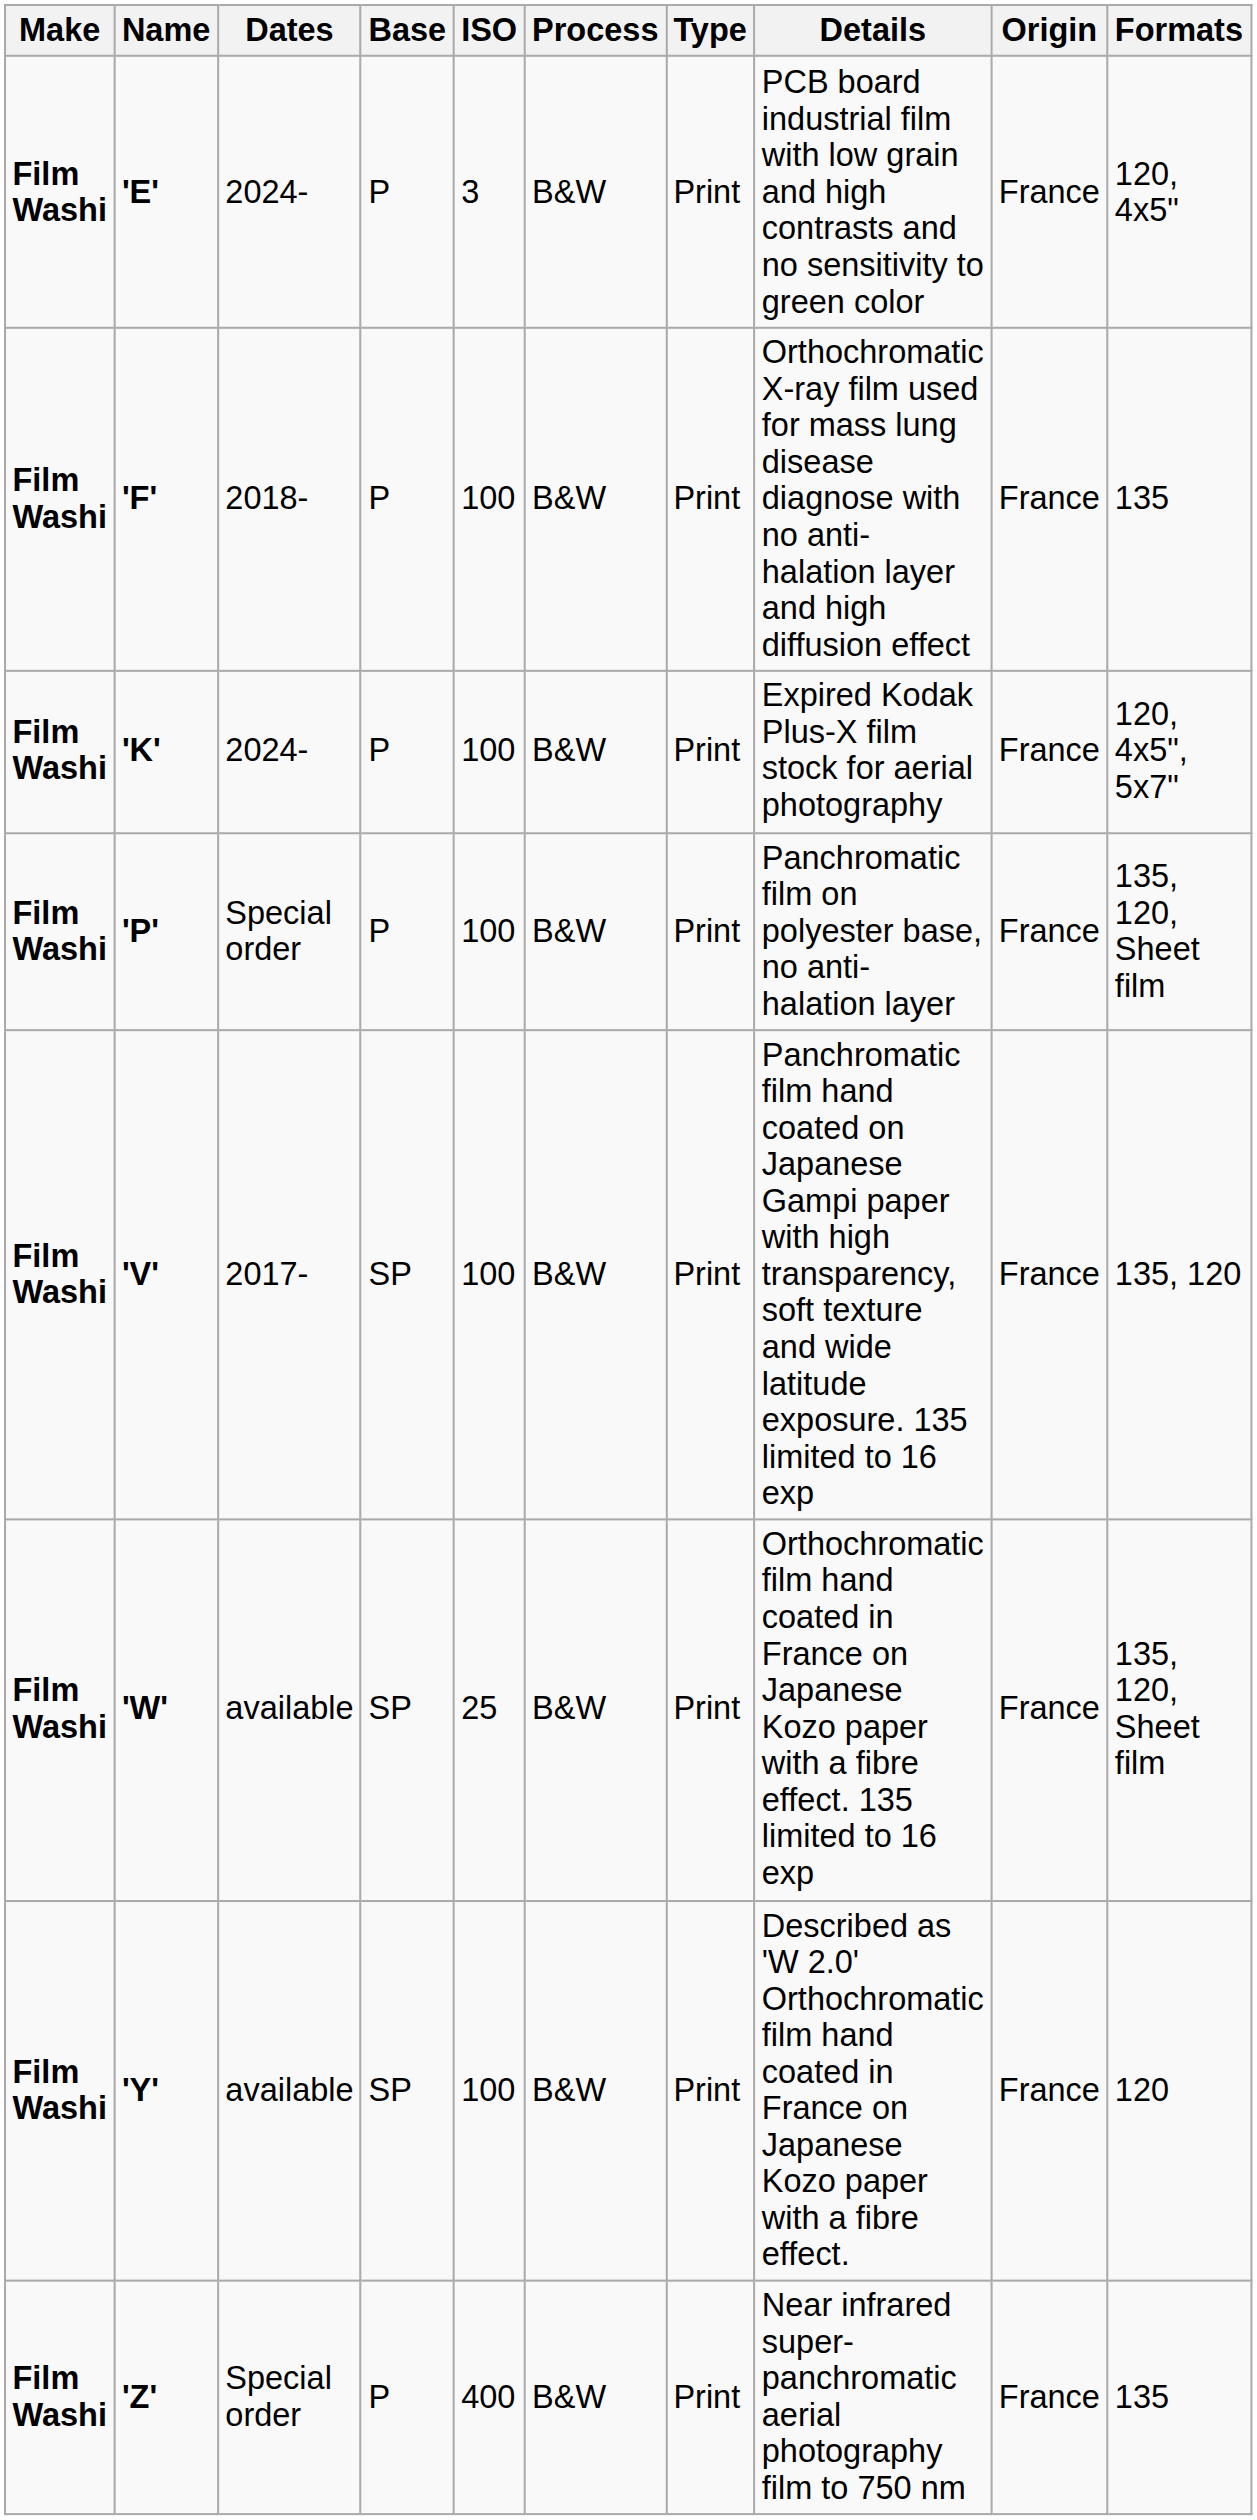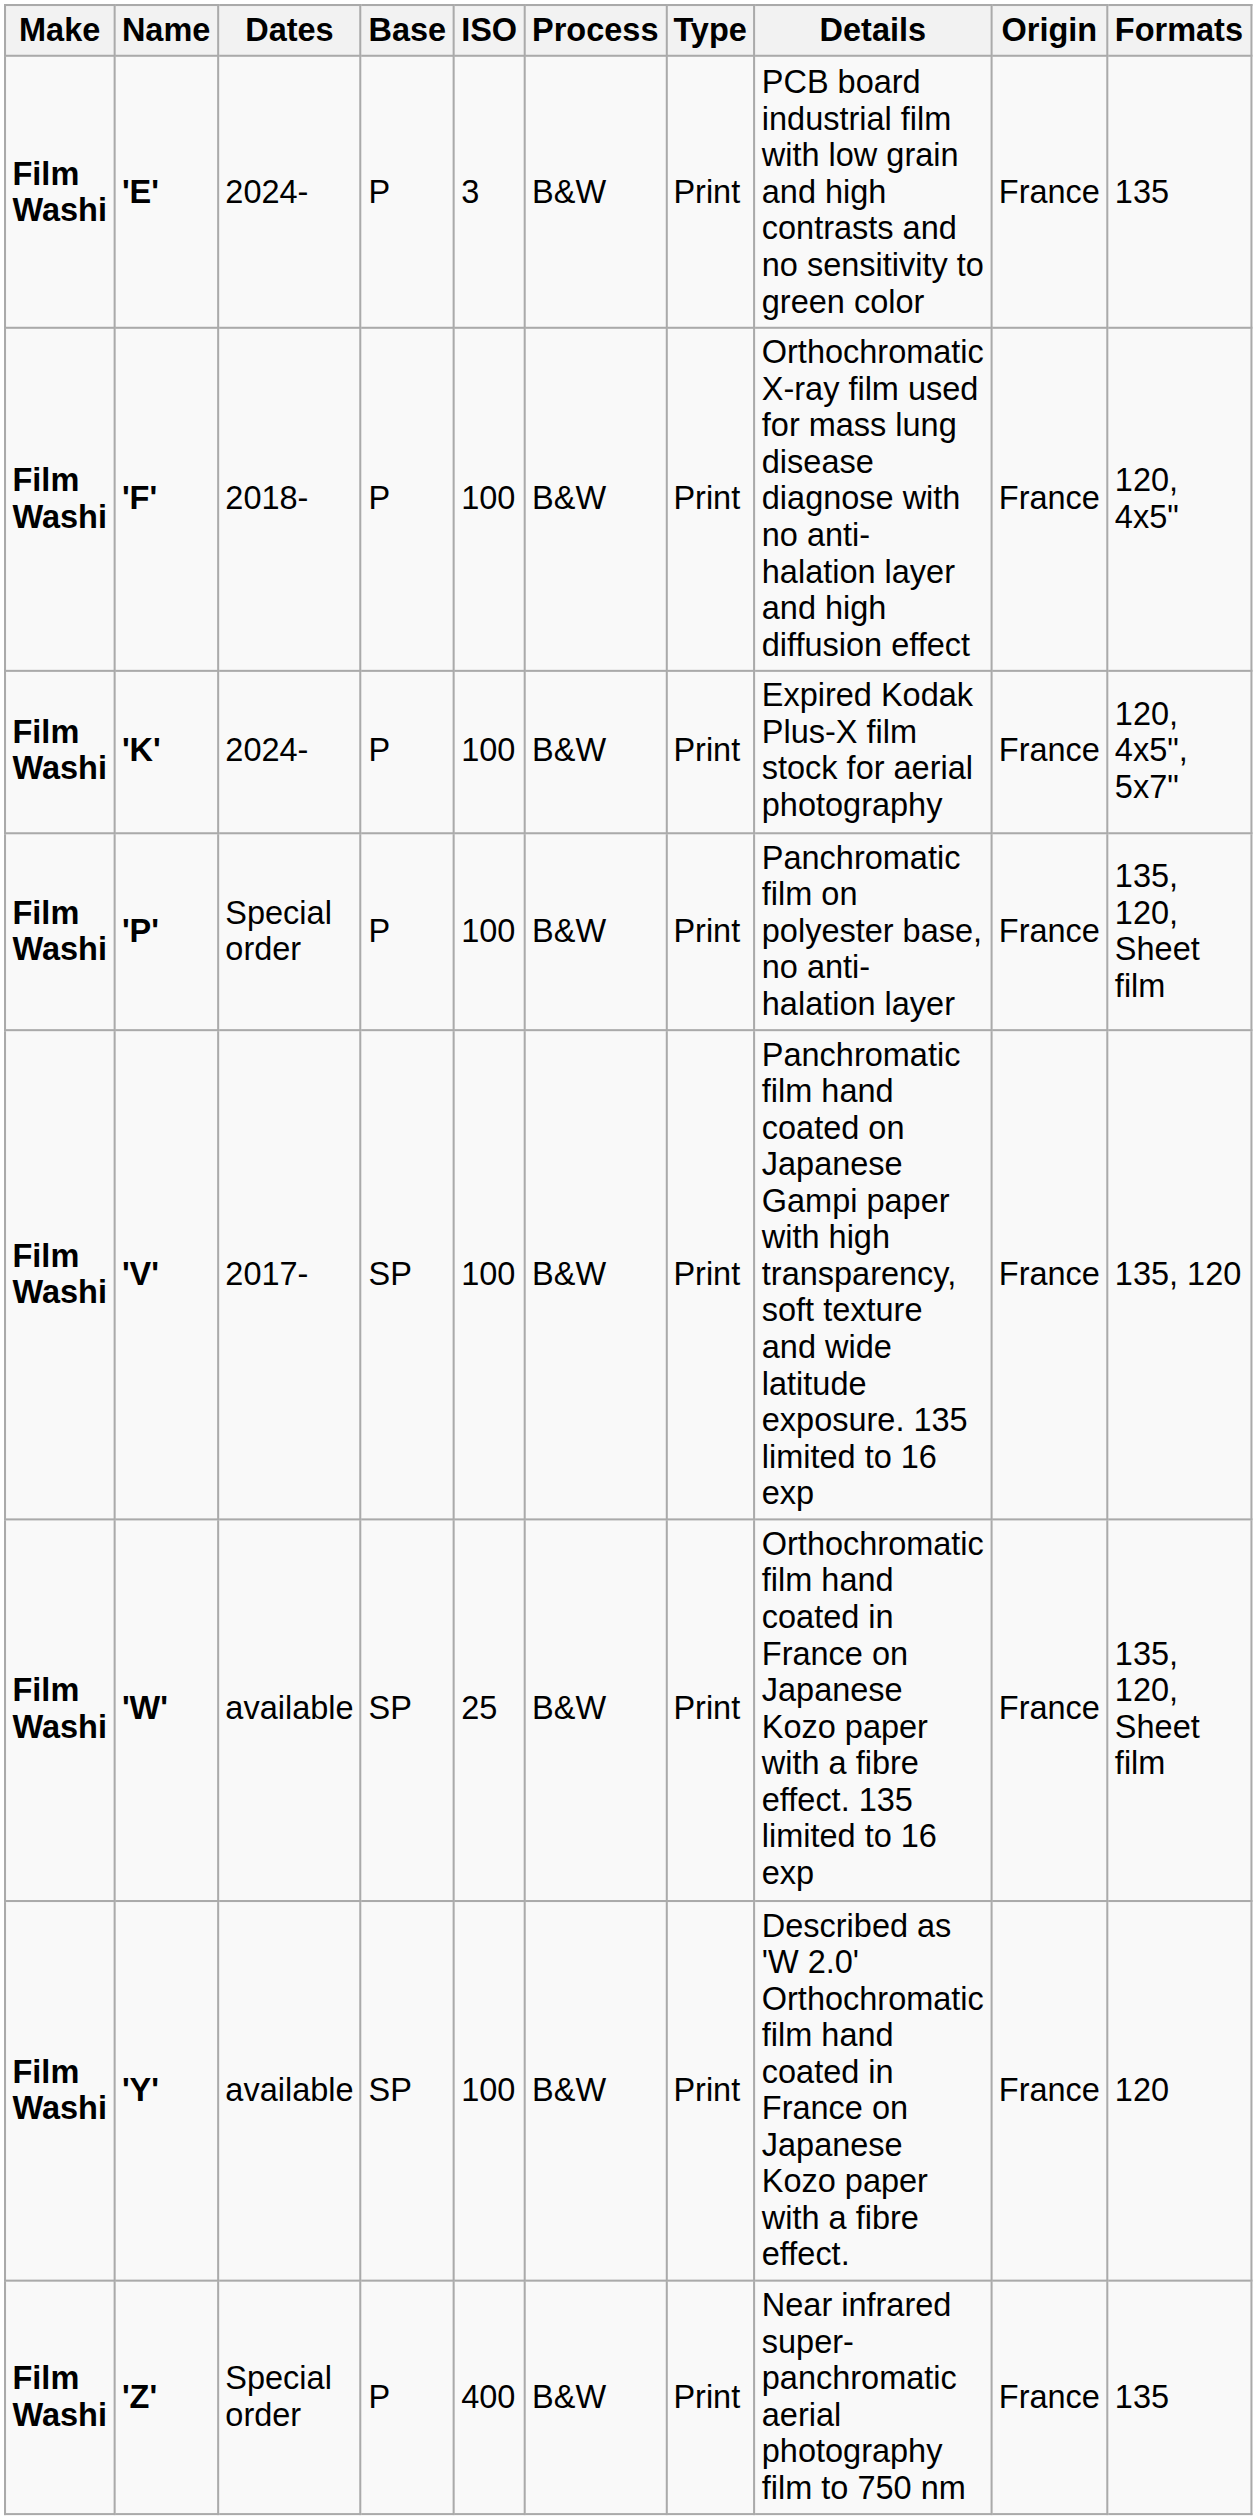(1147, 191) 120, 4x5" -> (1142, 191) 135
(1142, 498) 135 -> (1147, 498) 120, 4x5"
